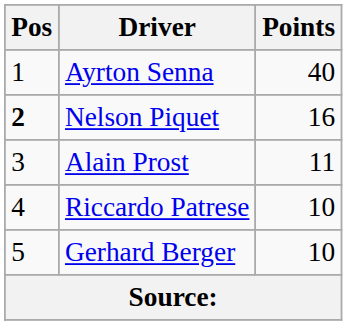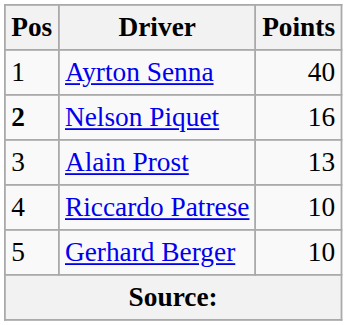(322, 162) 11 -> (321, 162) 13
